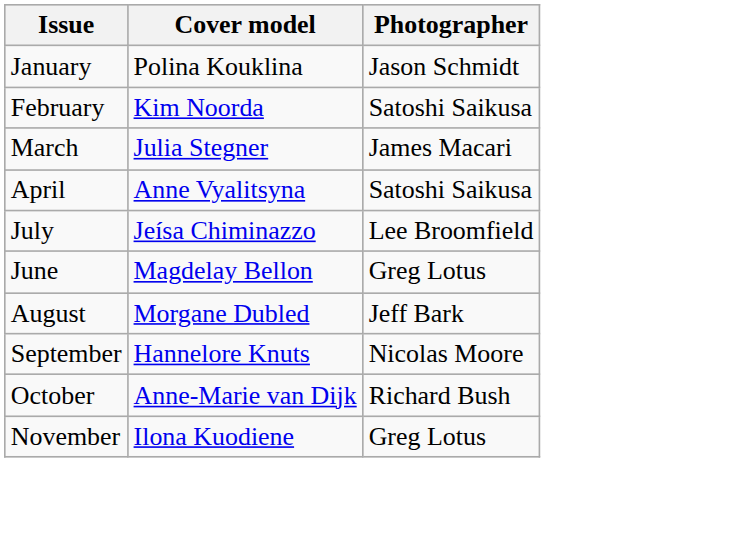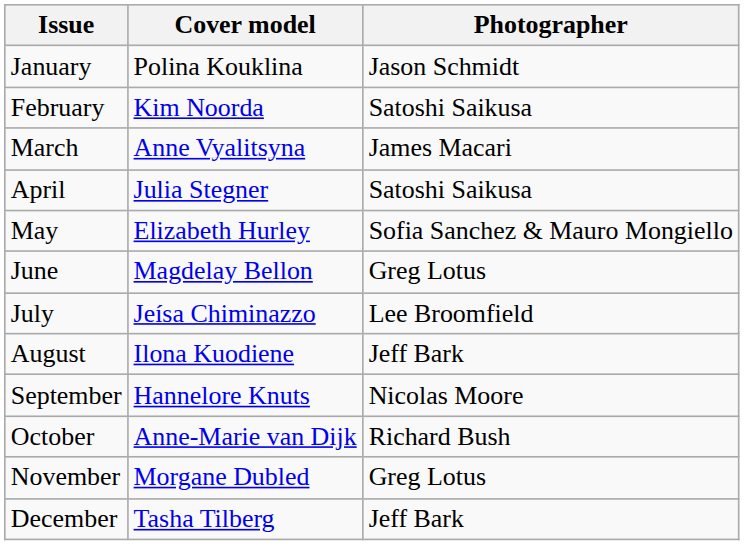(201, 148) Julia Stegner -> (219, 148) Anne Vyalitsyna
(219, 189) Anne Vyalitsyna -> (201, 189) Julia Stegner
+ row: (35, 230)
rows swapped: (35, 271) <-> (32, 230)
(222, 312) Morgane Dubled -> (214, 353) Ilona Kuodiene
(214, 436) Ilona Kuodiene -> (222, 477) Morgane Dubled
+ row: (64, 518)
